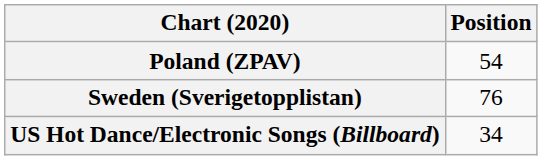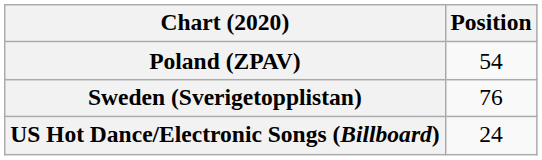(491, 135) 34 -> (491, 135) 24
